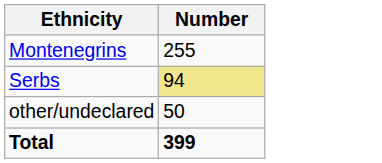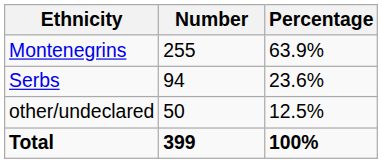+ column: (321, 19)
(174, 81) khaki background -> (174, 81) no background
